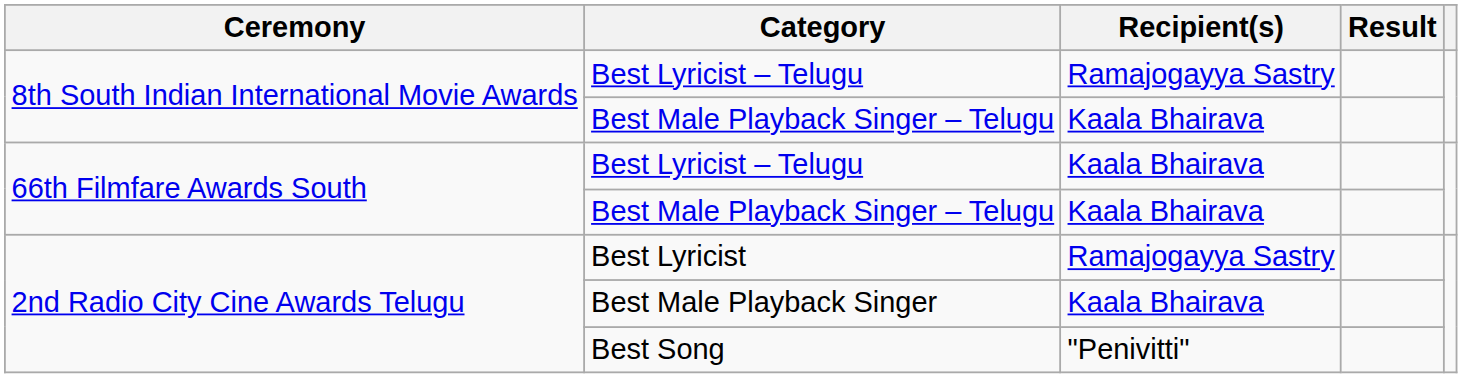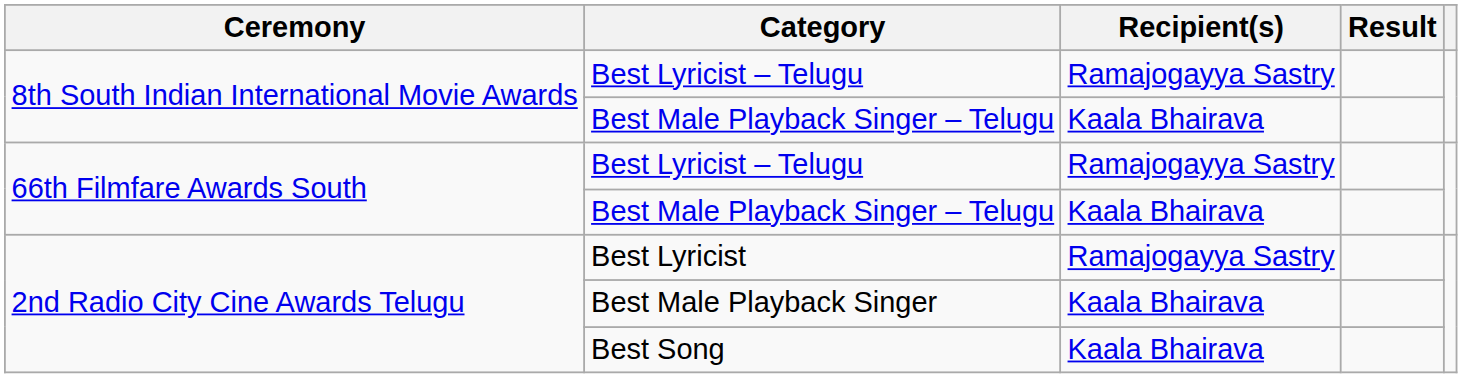(1166, 165) Kaala Bhairava -> (1201, 165) Ramajogayya Sastry
(1129, 348) "Penivitti" -> (1166, 348) Kaala Bhairava
